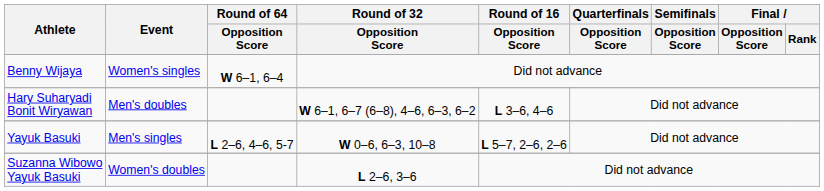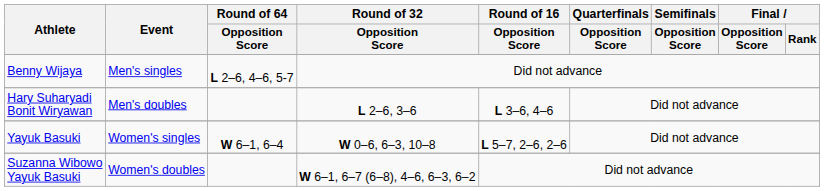(154, 72) Women's singles -> (145, 72) Men's singles
(252, 78) W 6–1, 6–4 -> (252, 78) L 2–6, 4–6, 5-7
(387, 111) W 6–1, 6–7 (6–8), 4–6, 6–3, 6–2 -> (387, 111) L 2–6, 3–6
(145, 137) Men's singles -> (154, 137) Women's singles
(252, 144) L 2–6, 4–6, 5-7 -> (252, 144) W 6–1, 6–4
(387, 177) L 2–6, 3–6 -> (387, 177) W 6–1, 6–7 (6–8), 4–6, 6–3, 6–2
